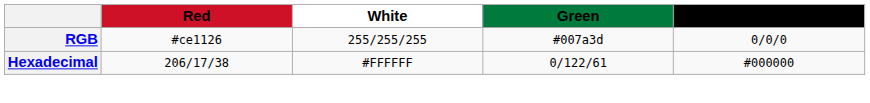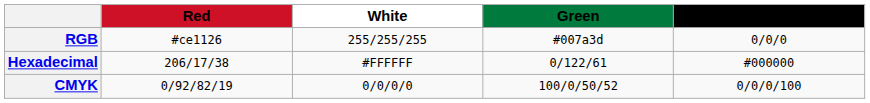+ row: (76, 86)
